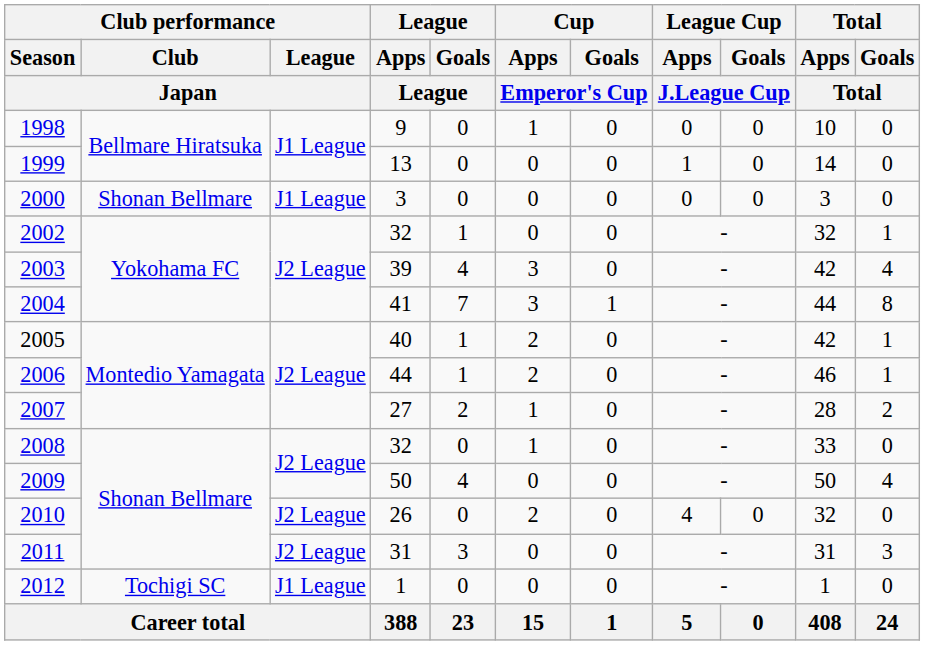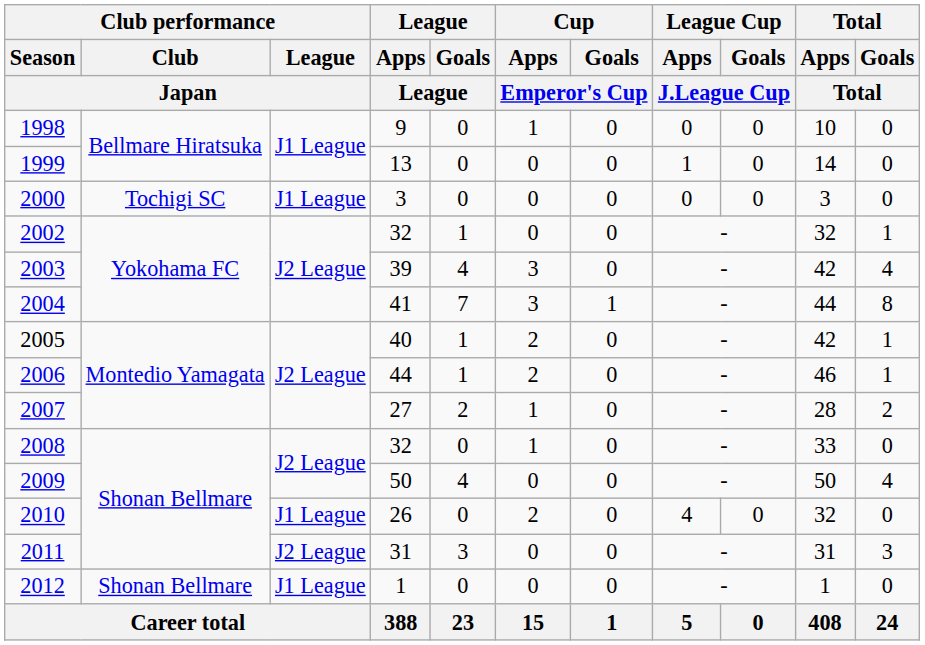(175, 198) Shonan Bellmare -> (175, 198) Tochigi SC
(320, 515) J2 League -> (320, 515) J1 League
(175, 586) Tochigi SC -> (175, 586) Shonan Bellmare
